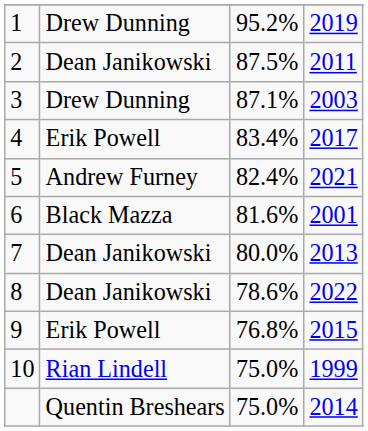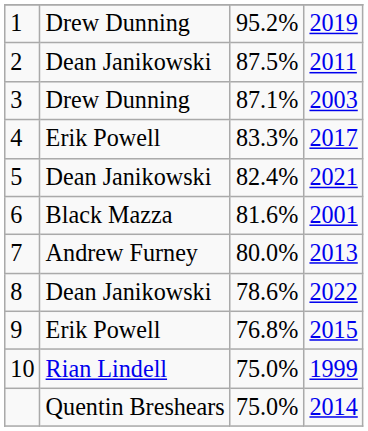(267, 138) 83.4% -> (267, 138) 83.3%
(122, 176) Andrew Furney -> (128, 176) Dean Janikowski
(128, 253) Dean Janikowski -> (122, 253) Andrew Furney
